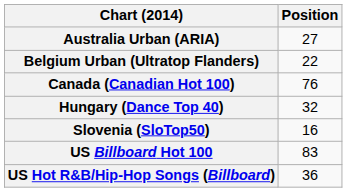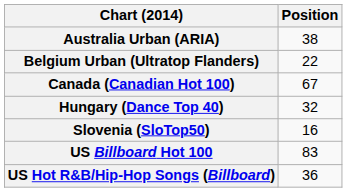(310, 38) 27 -> (310, 38) 38
(310, 84) 76 -> (310, 84) 67
